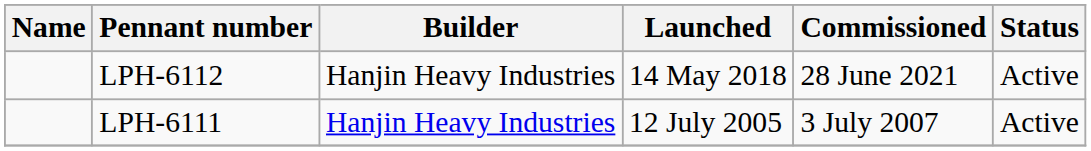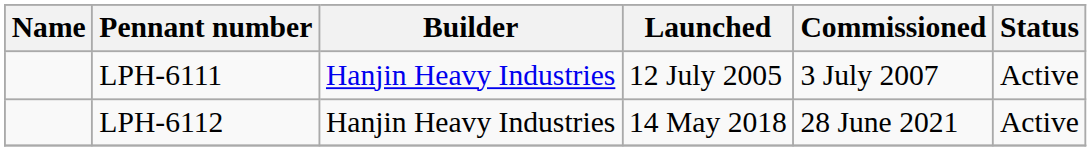rows swapped: (161, 121) <-> (161, 74)
